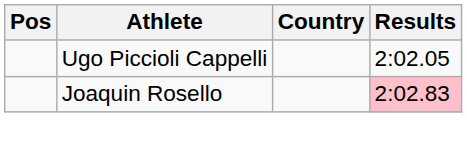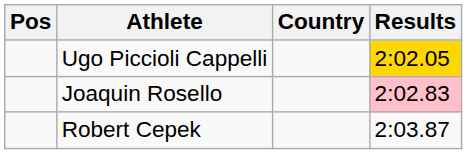(412, 58) no background -> (412, 58) gold background
+ row: (131, 129)
